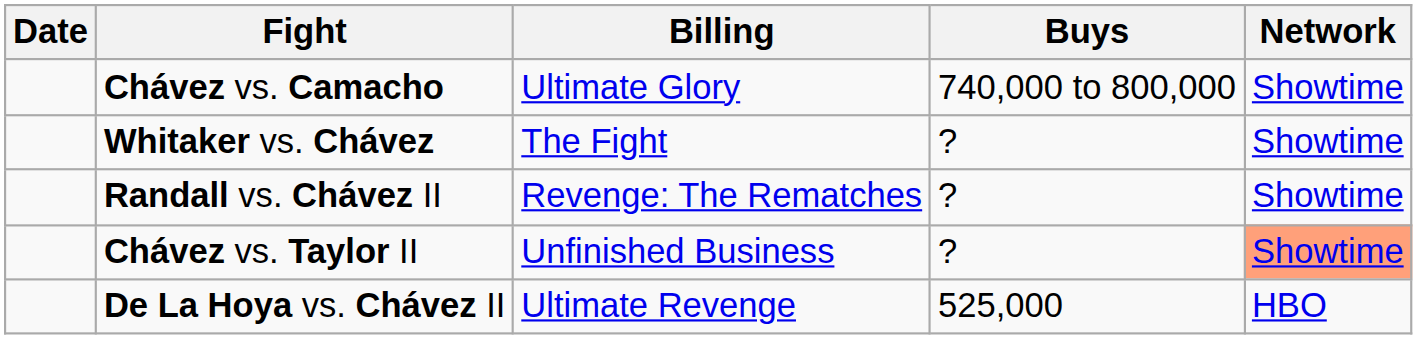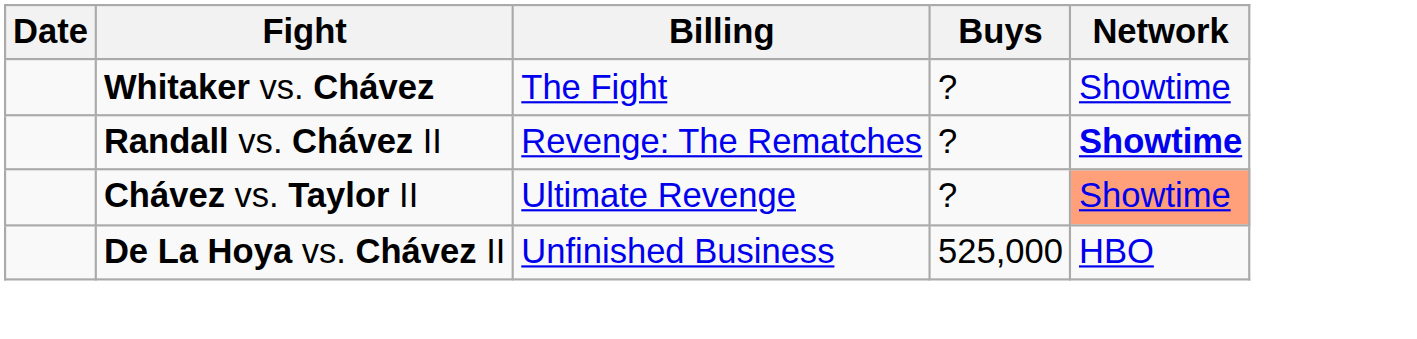- row: (274, 86)
(1328, 196) normal -> (1161, 141) bold
(678, 251) Unfinished Business -> (659, 196) Ultimate Revenge
(659, 305) Ultimate Revenge -> (678, 251) Unfinished Business
